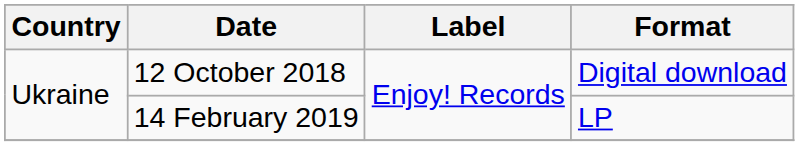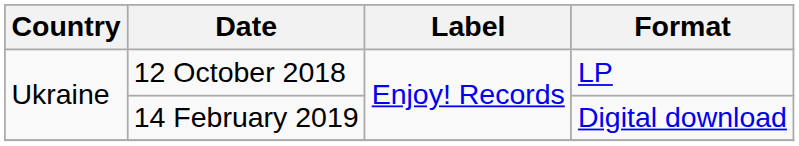(682, 72) Digital download -> (595, 72) LP
(595, 117) LP -> (682, 117) Digital download
